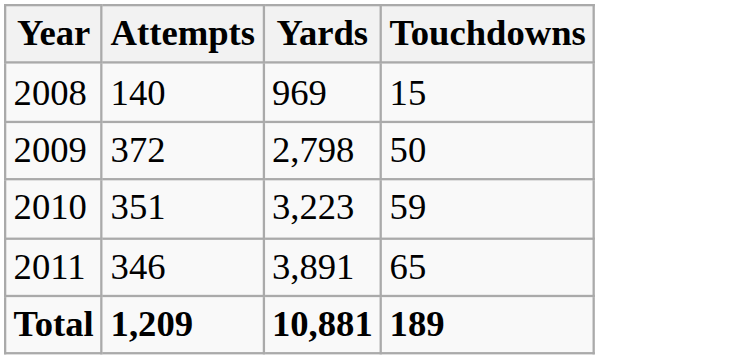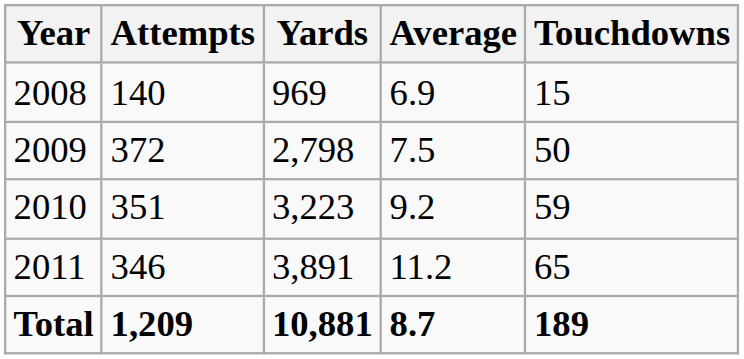+ column: (453, 33)
